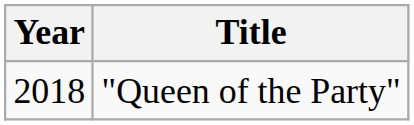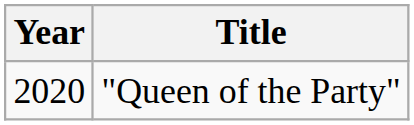(49, 89) 2018 -> (49, 89) 2020
